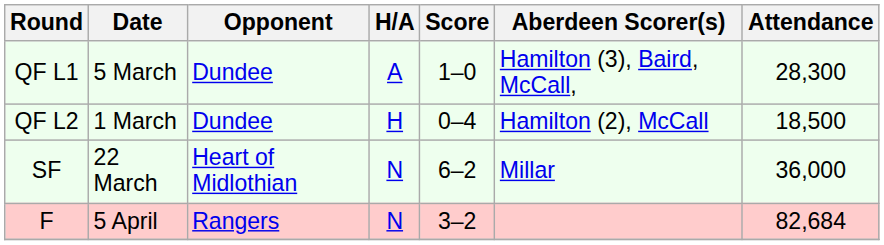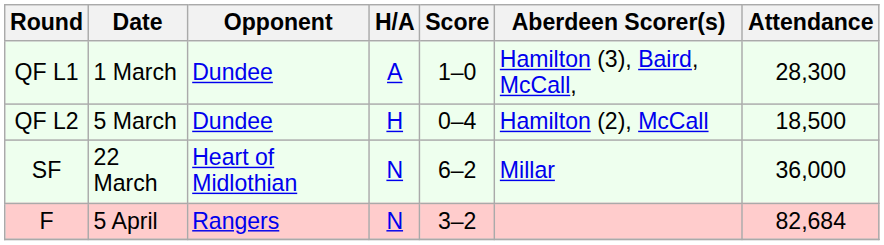(135, 72) 5 March -> (135, 72) 1 March
(135, 121) 1 March -> (135, 121) 5 March
